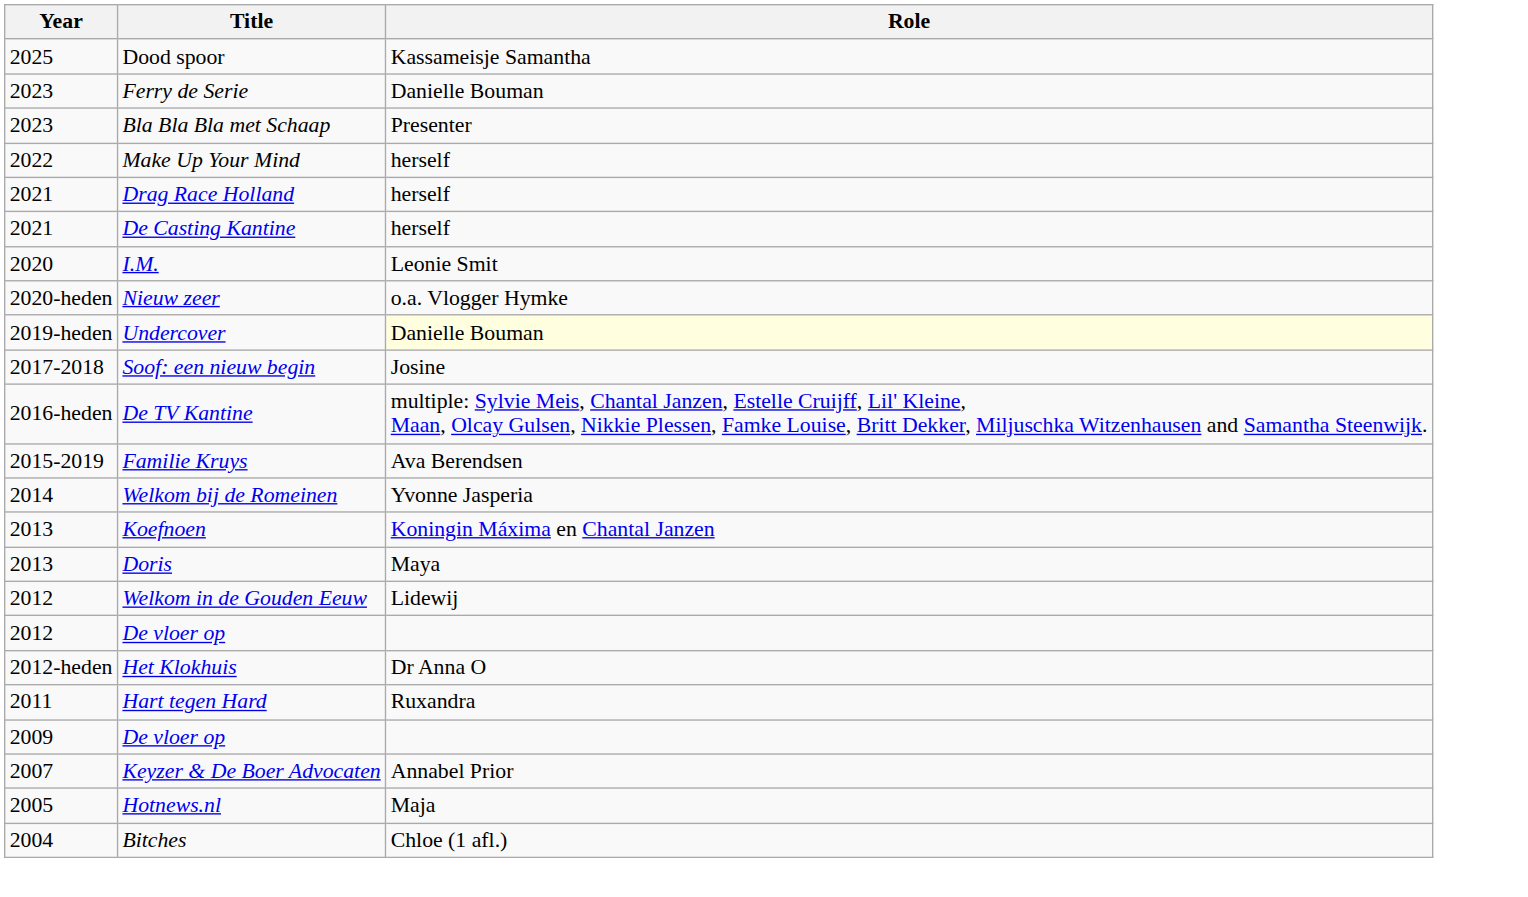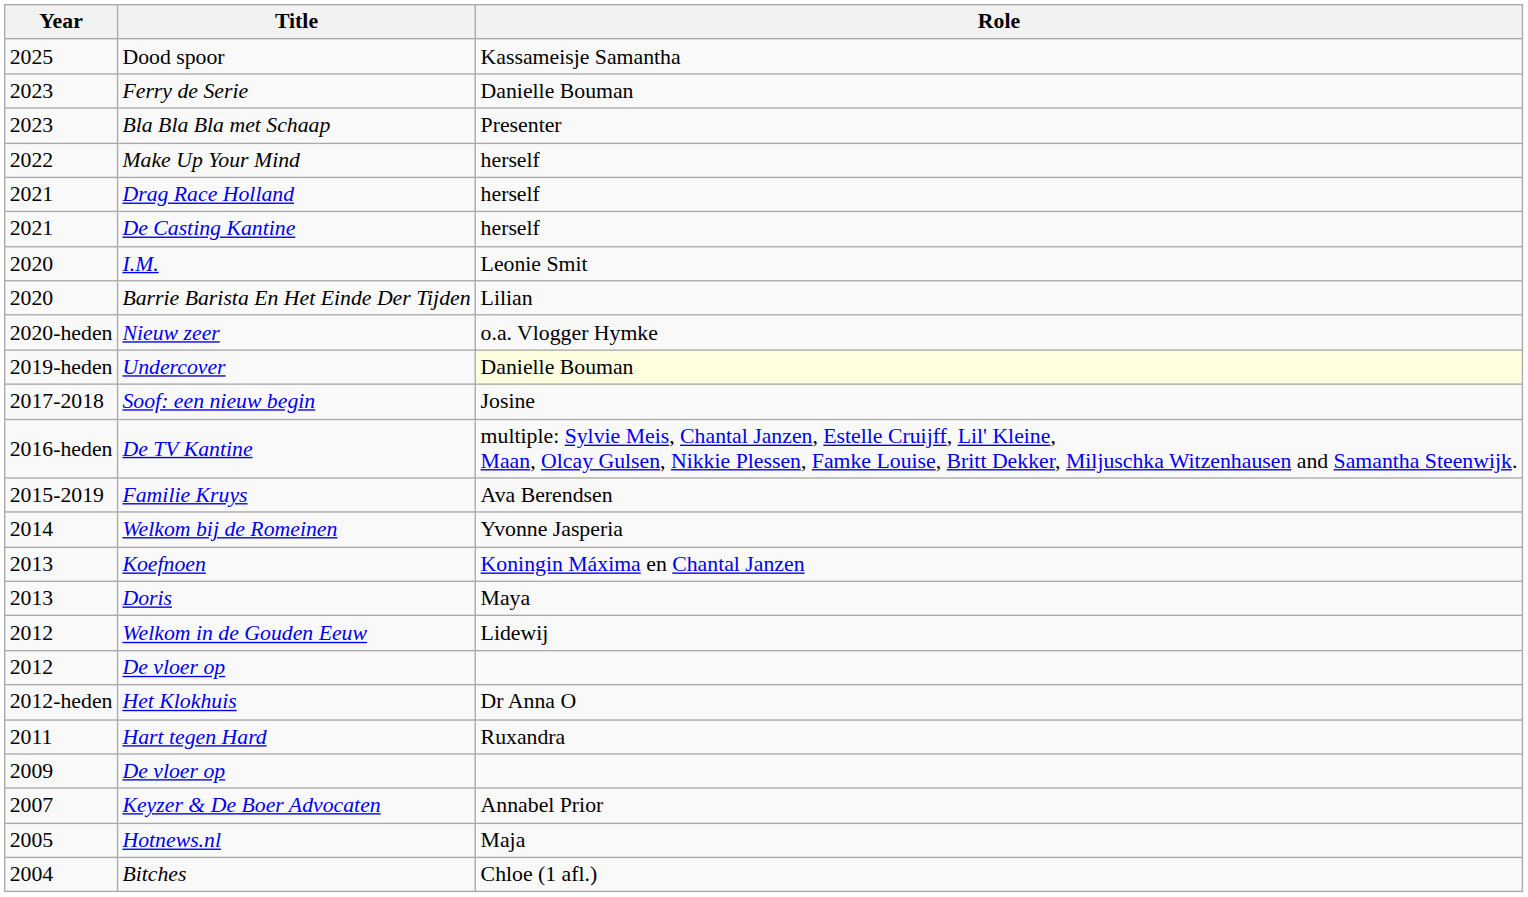+ row: (31, 297)
